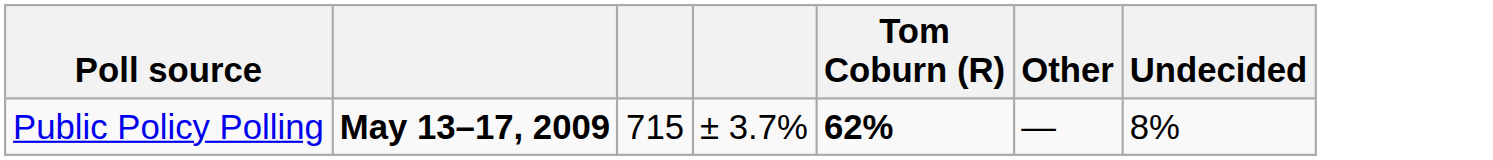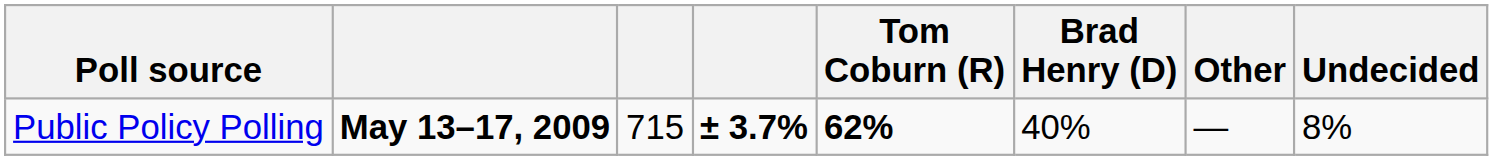+ column: (1099, 51)
(754, 126) normal -> (754, 126) bold
